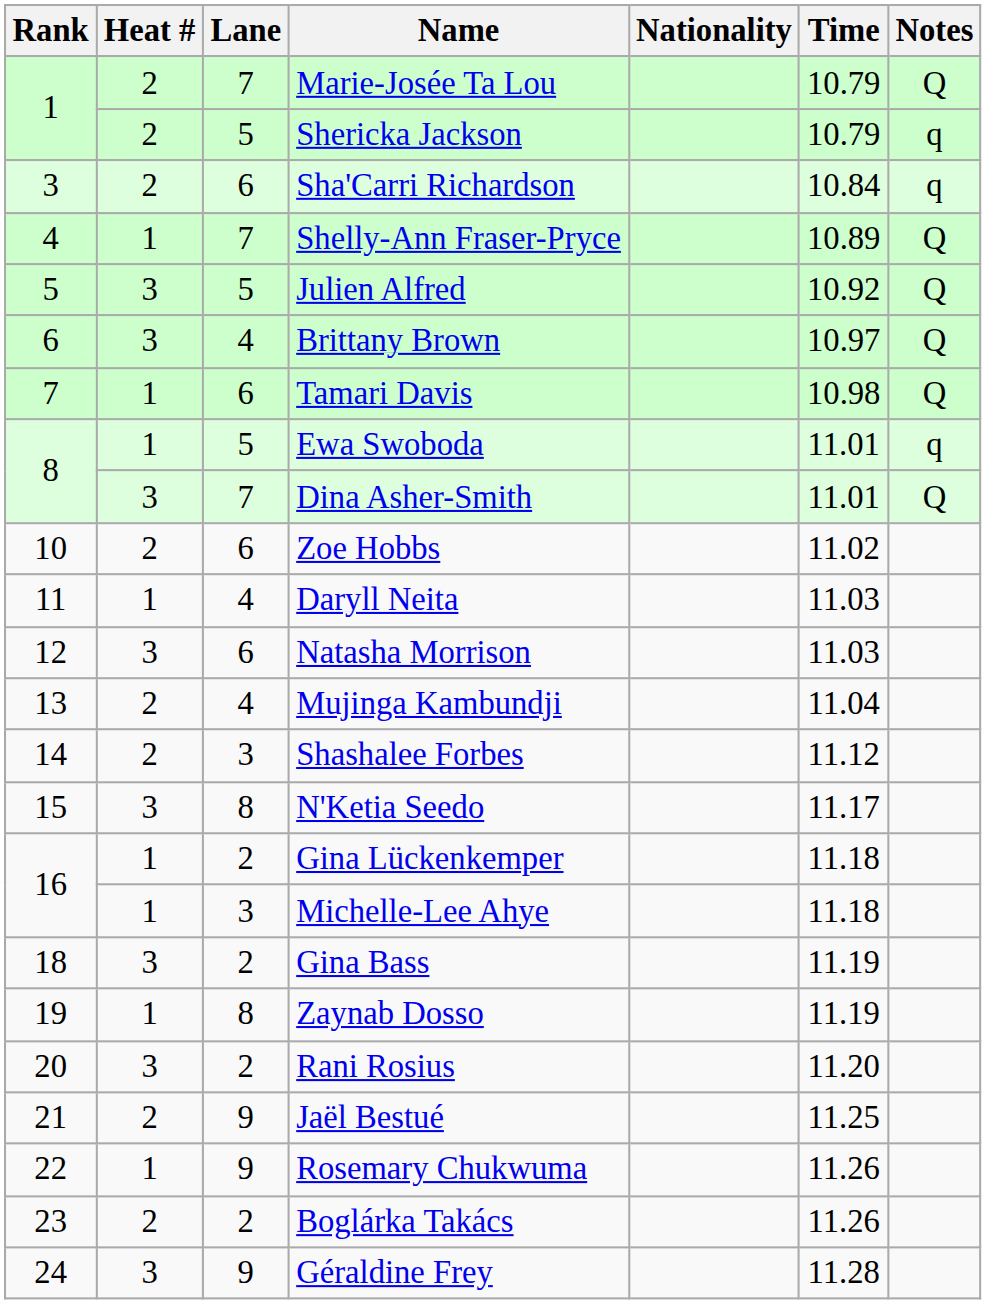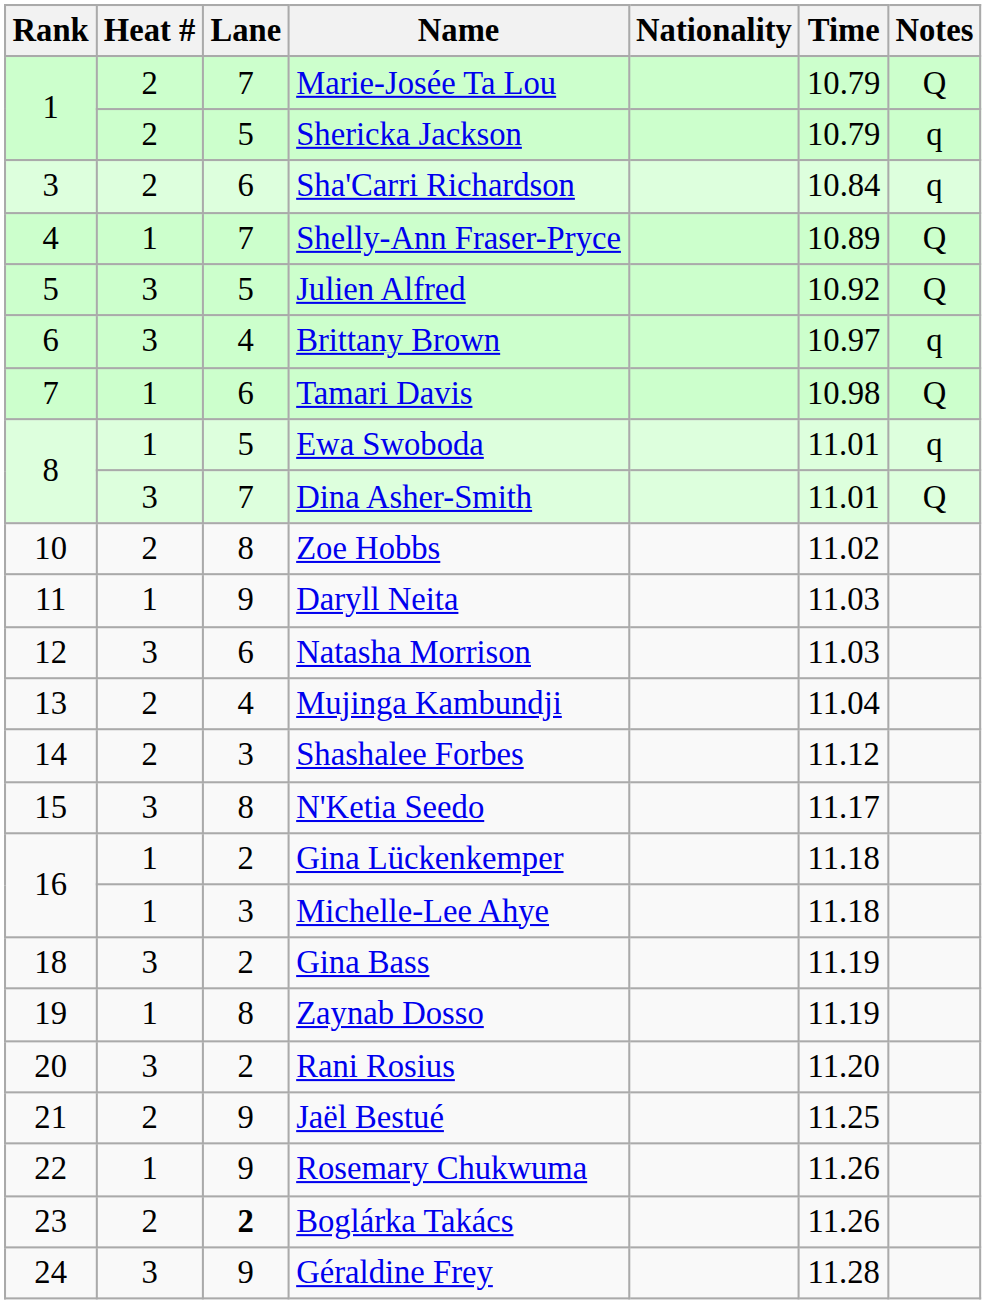(934, 340) Q -> (934, 340) q
(246, 548) 6 -> (246, 548) 8
(246, 599) 4 -> (246, 599) 9
(246, 1220) normal -> (246, 1220) bold
